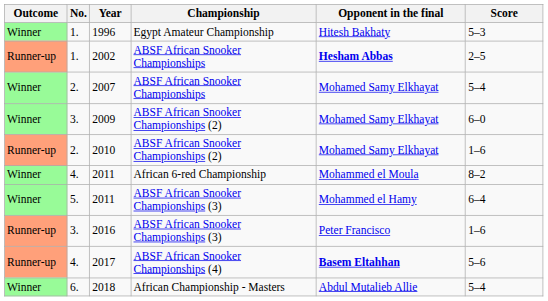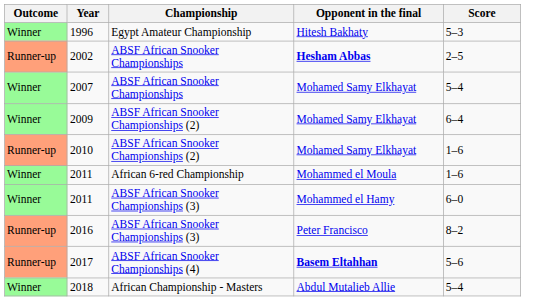- column: (78, 13)
(477, 119) 6–0 -> (454, 119) 6–4
(477, 175) 8–2 -> (454, 175) 1–6
(477, 199) 6–4 -> (454, 199) 6–0
(477, 231) 1–6 -> (454, 231) 8–2
